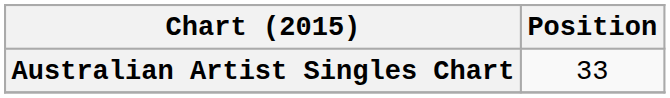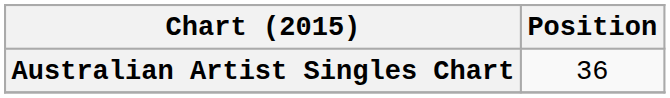(592, 71) 33 -> (592, 71) 36
